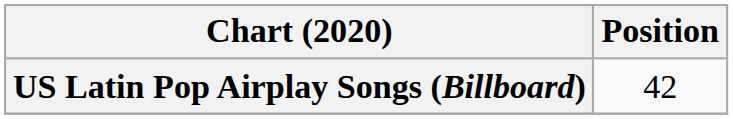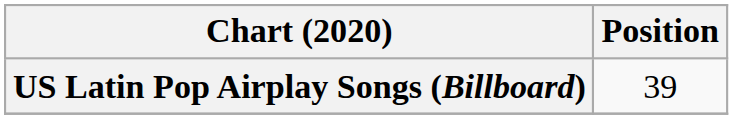(660, 85) 42 -> (660, 85) 39
